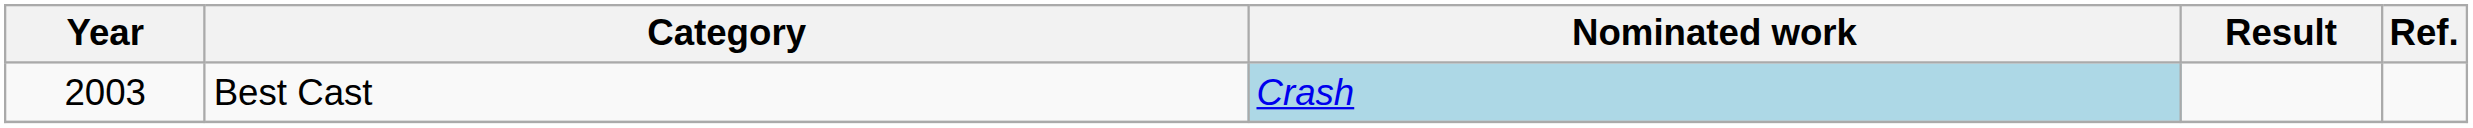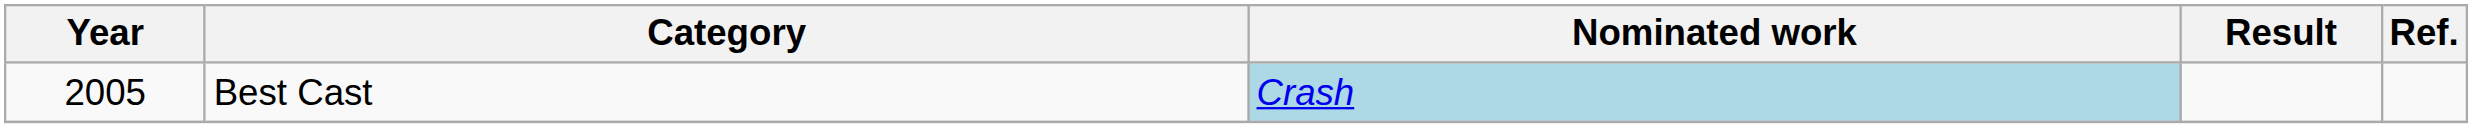(105, 91) 2003 -> (105, 91) 2005
